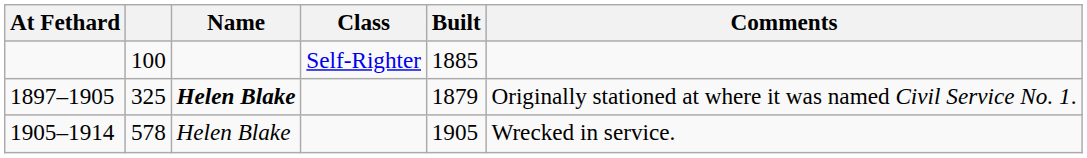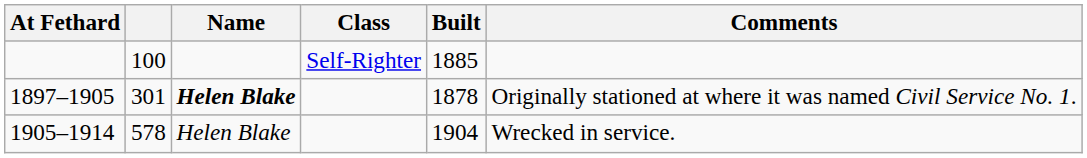(148, 96) 325 -> (148, 96) 301
(455, 96) 1879 -> (455, 96) 1878
(455, 133) 1905 -> (455, 133) 1904
